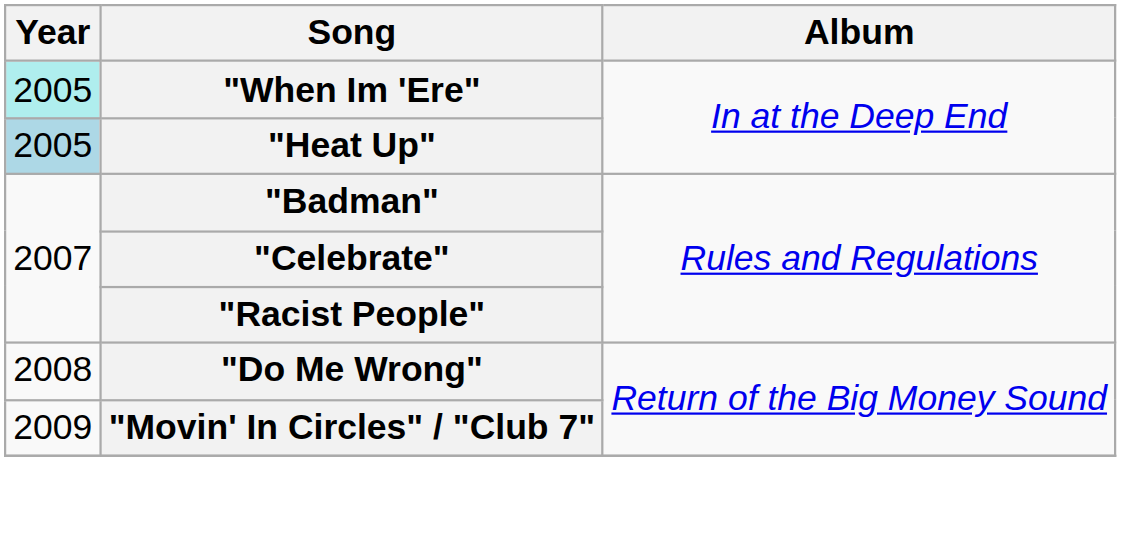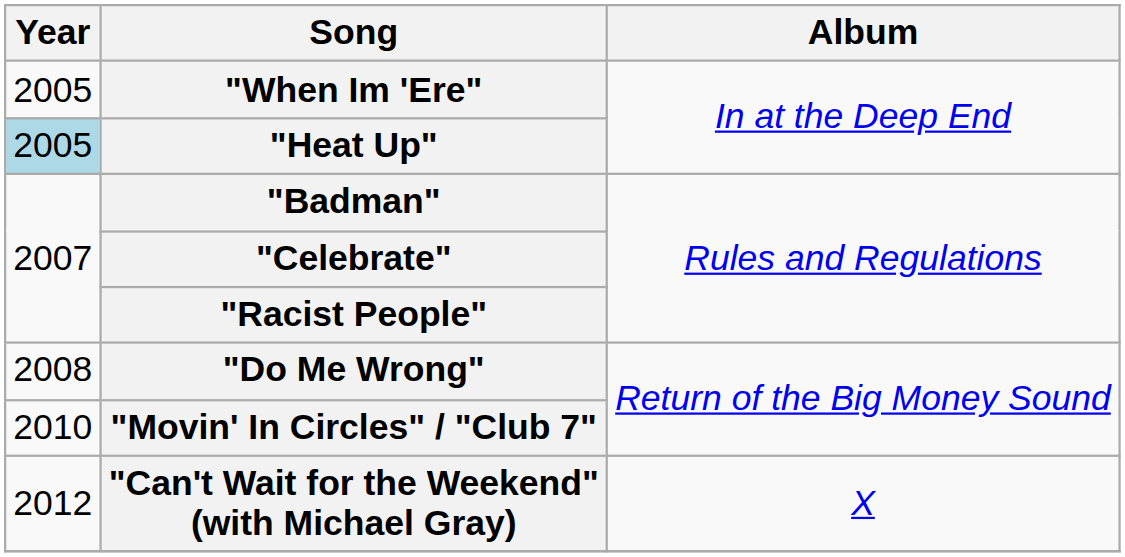(53, 88) paleturquoise background -> (53, 88) no background
(53, 426) 2009 -> (53, 426) 2010
+ row: (354, 503)
